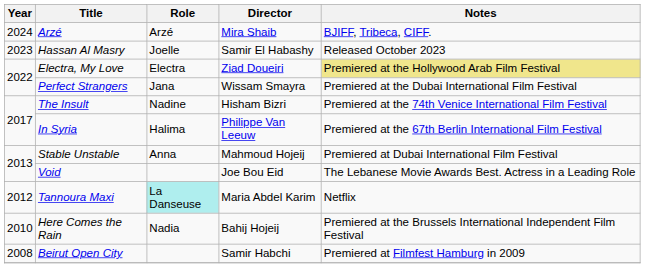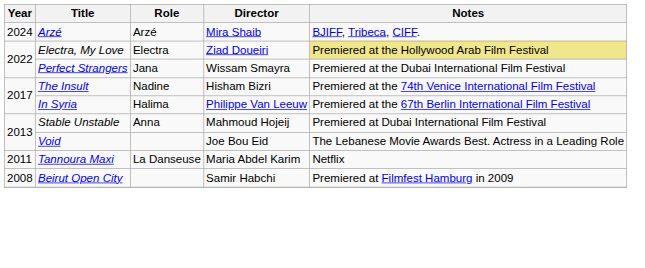- row: (81, 50)
(20, 197) 2012 -> (19, 159) 2011
(175, 197) paleturquoise background -> (167, 159) no background
- row: (80, 228)
